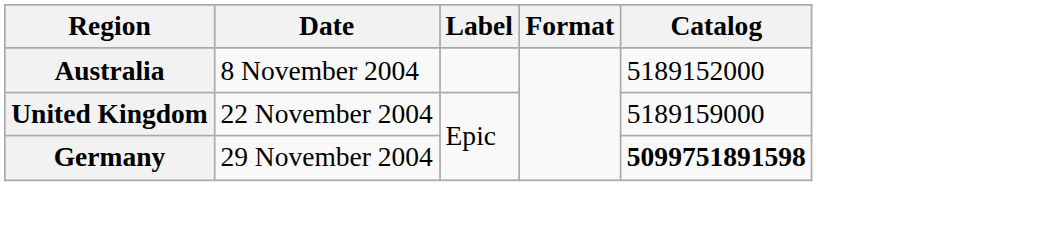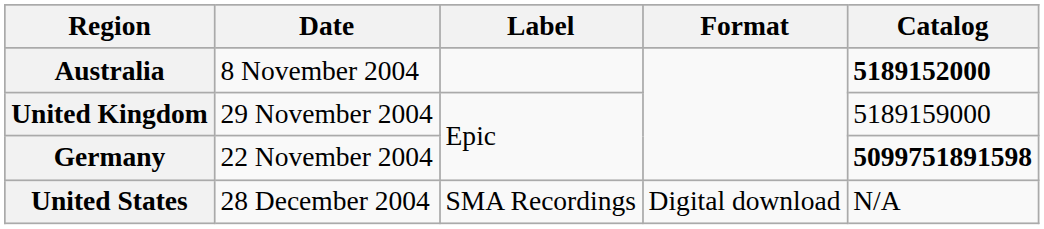(696, 69) normal -> (922, 69) bold
(327, 113) 22 November 2004 -> (327, 113) 29 November 2004
(327, 157) 29 November 2004 -> (327, 157) 22 November 2004
+ row: (109, 200)
